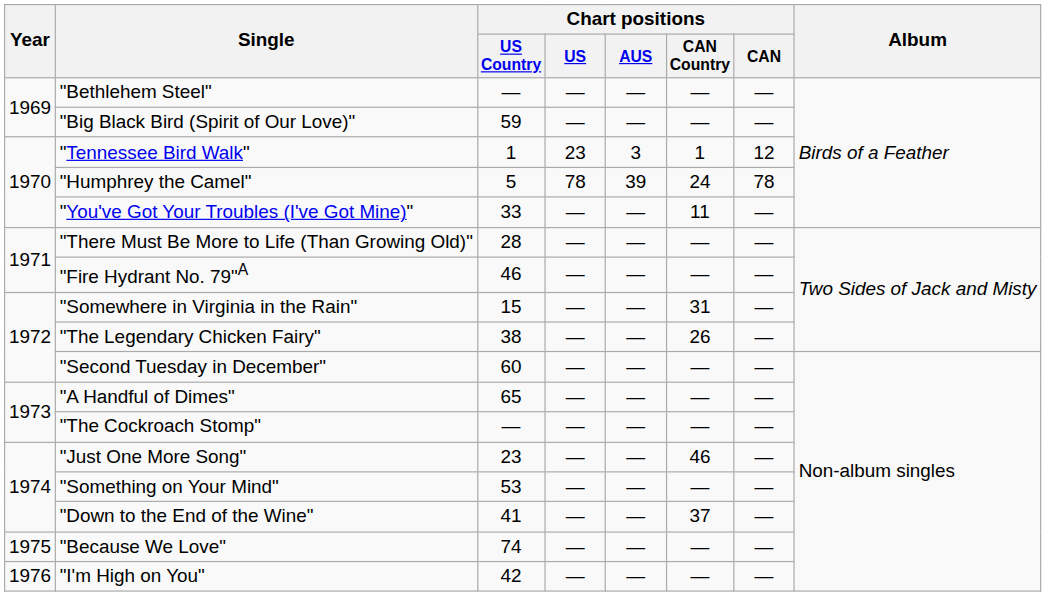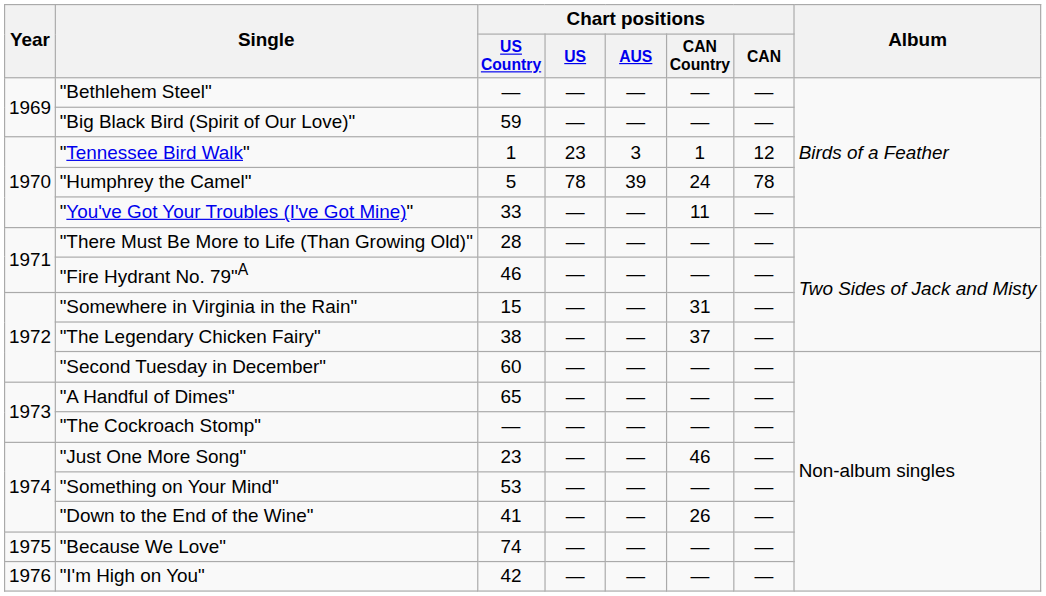(700, 336) 26 -> (700, 336) 37
(700, 516) 37 -> (700, 516) 26
